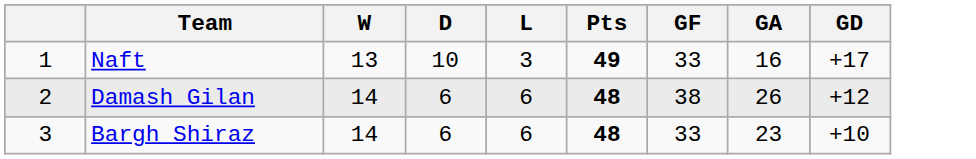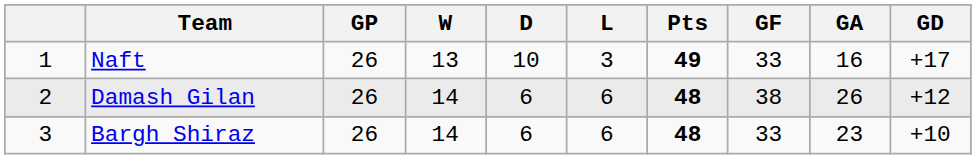+ column: (364, 23)
